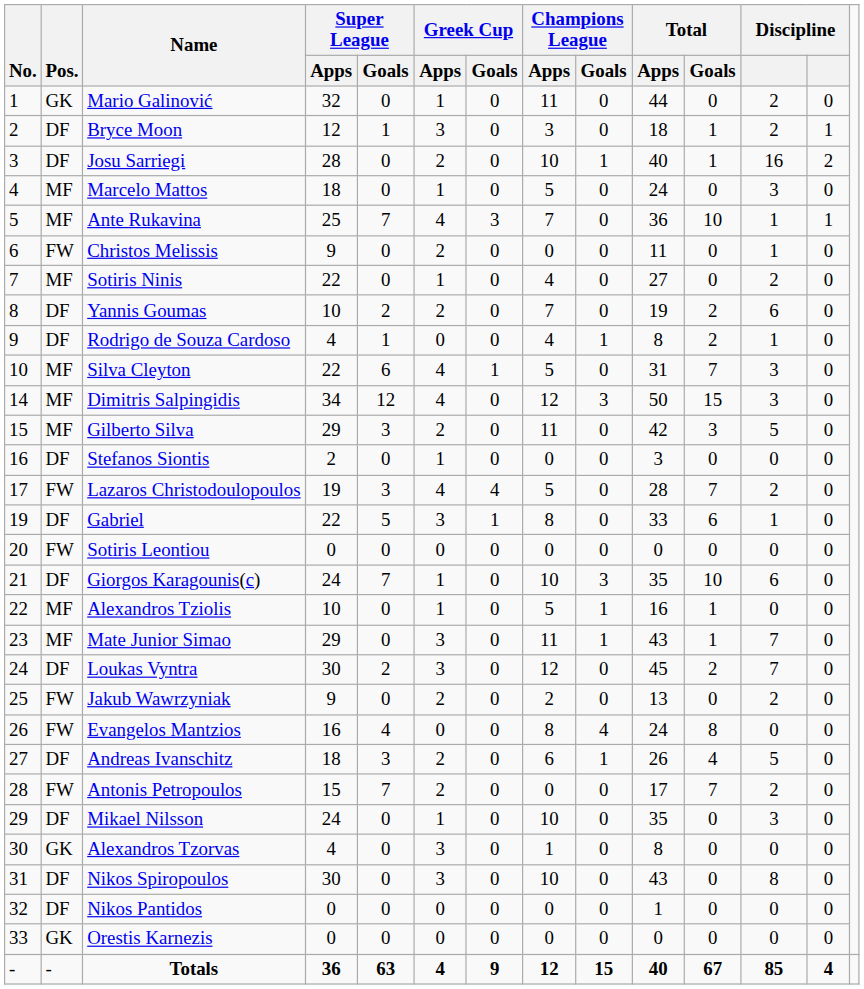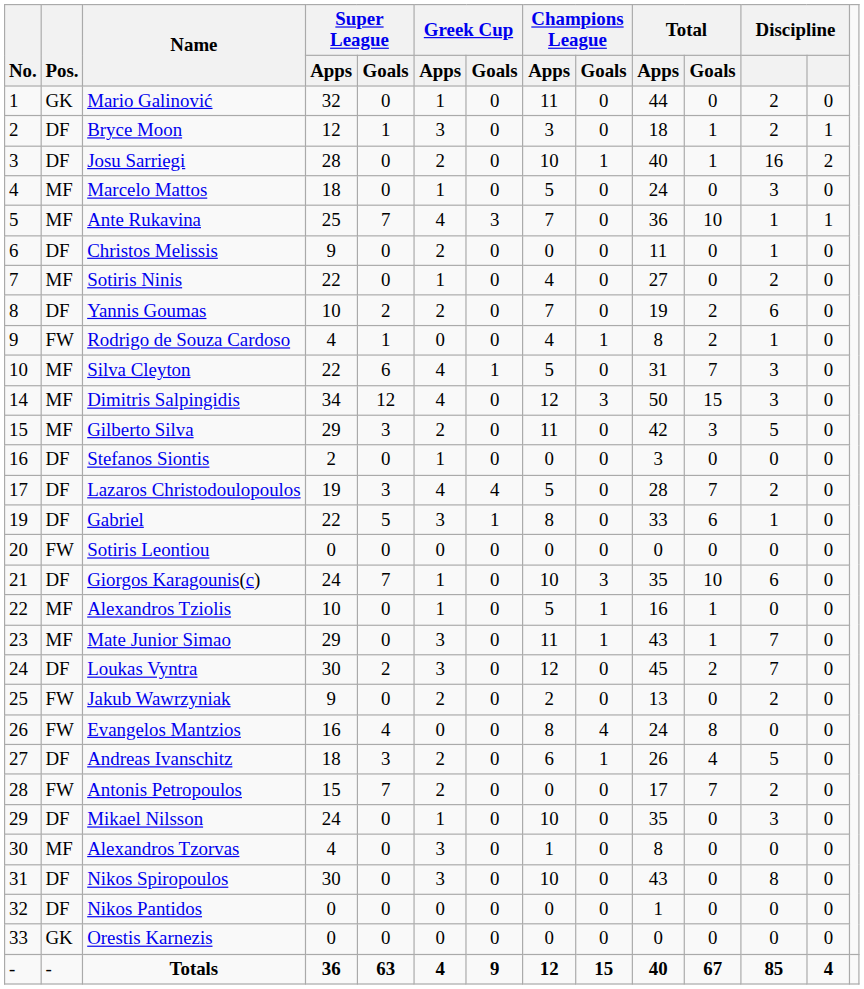(60, 250) FW -> (58, 250) DF
(58, 340) DF -> (60, 340) FW
(60, 489) FW -> (58, 489) DF
(59, 849) GK -> (59, 849) MF
